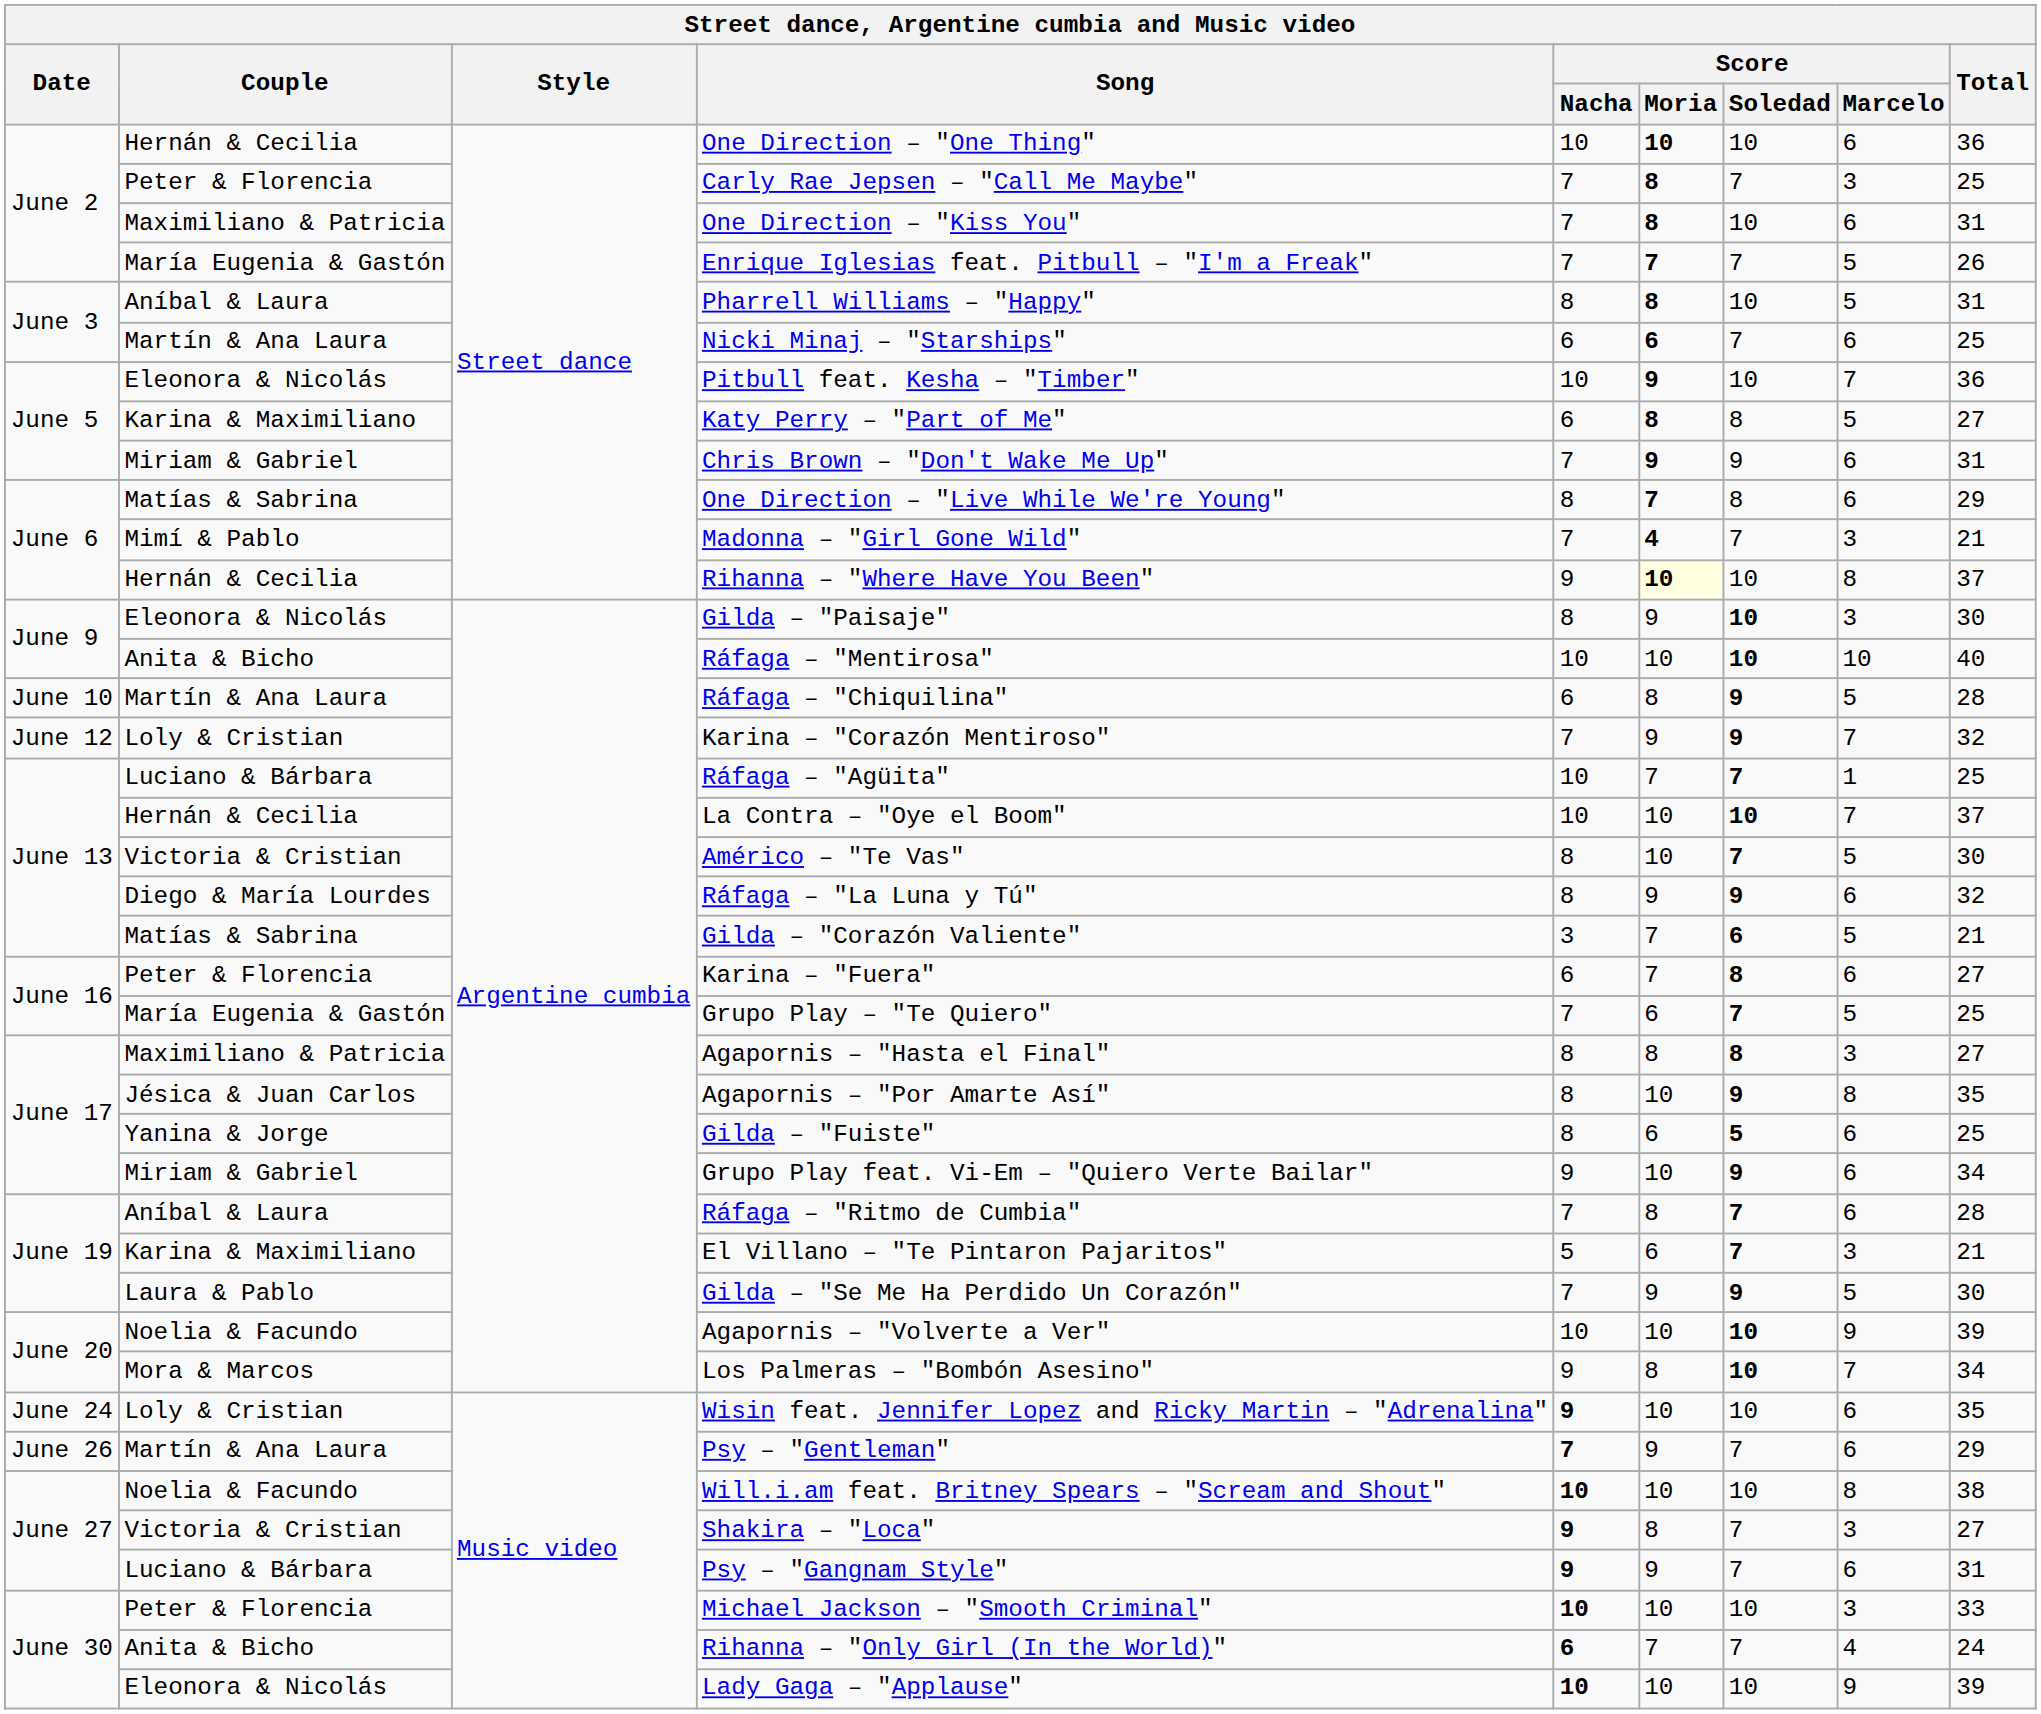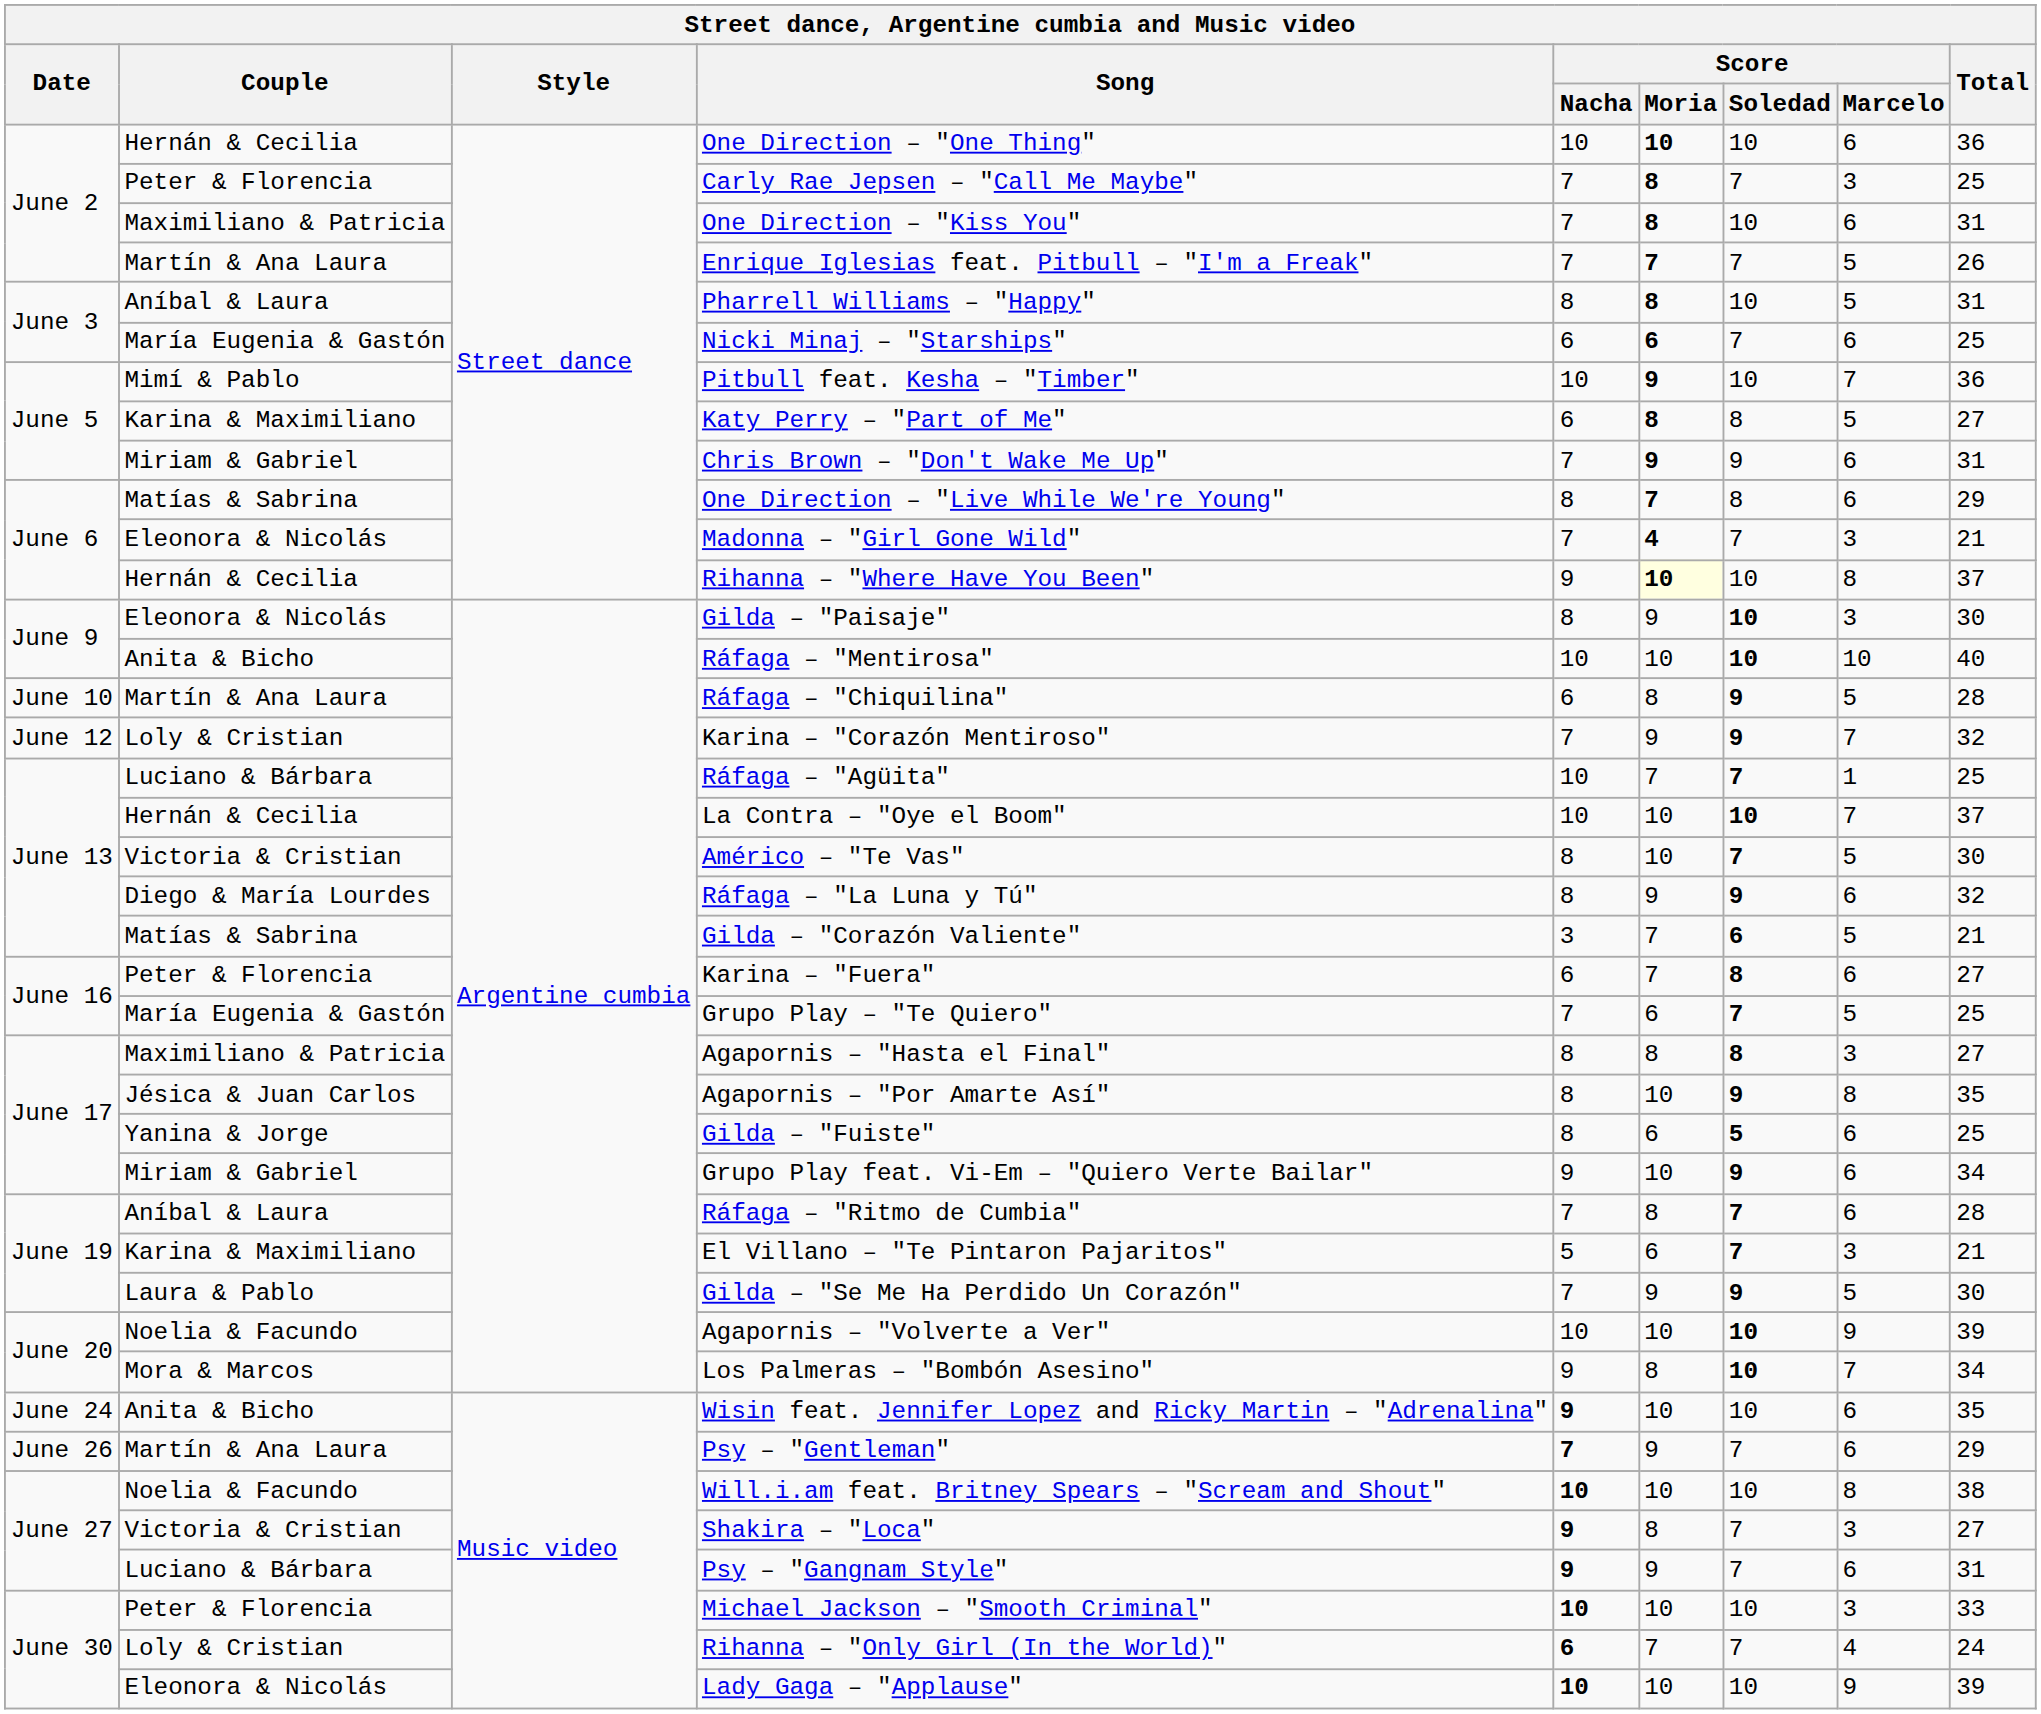(285, 262) María Eugenia & Gastón -> (256, 262) Martín & Ana Laura
(256, 342) Martín & Ana Laura -> (285, 342) María Eugenia & Gastón
(256, 381) Eleonora & Nicolás -> (212, 381) Mimí & Pablo
(212, 540) Mimí & Pablo -> (256, 540) Eleonora & Nicolás
(234, 1411) Loly & Cristian -> (219, 1411) Anita & Bicho
(219, 1649) Anita & Bicho -> (234, 1649) Loly & Cristian
